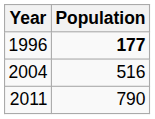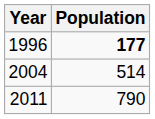(131, 72) 516 -> (131, 72) 514
